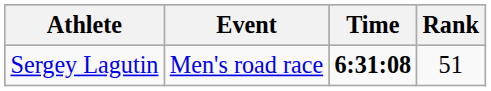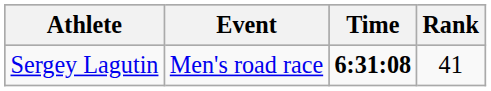(451, 64) 51 -> (451, 64) 41
